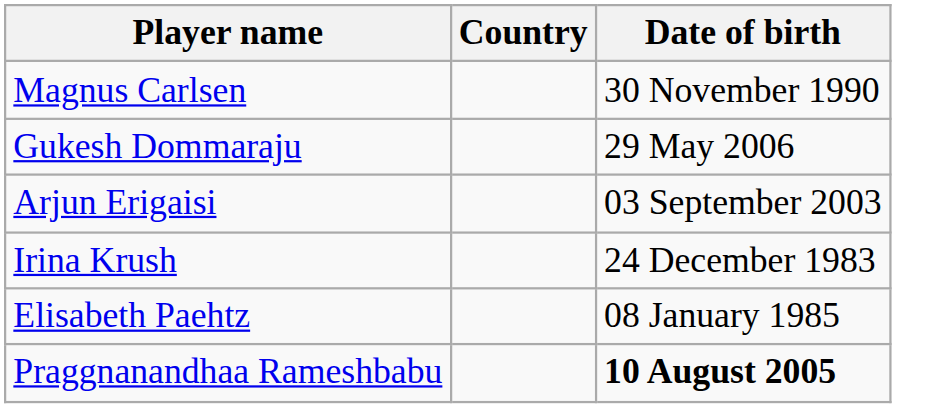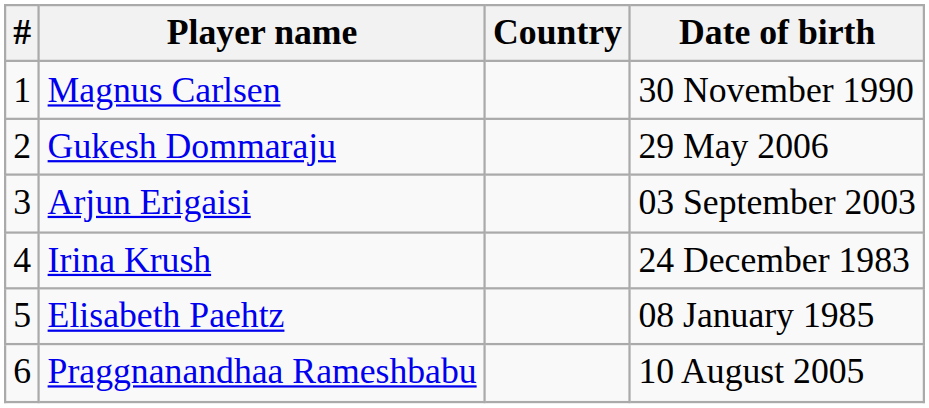+ column: (22, 32)
(720, 372) bold -> (751, 372) normal
